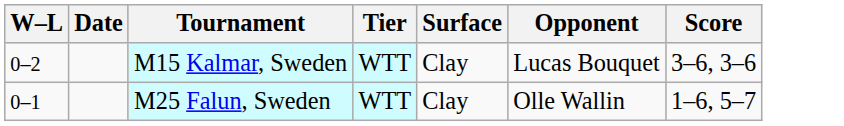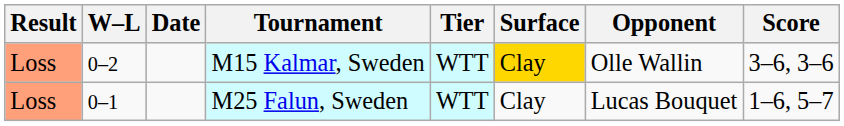+ column: (43, 23)
(445, 62) no background -> (523, 62) gold background
(587, 62) Lucas Bouquet -> (647, 62) Olle Wallin
(569, 100) Olle Wallin -> (664, 100) Lucas Bouquet
